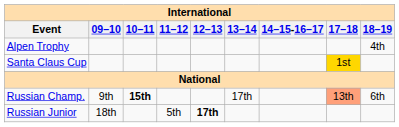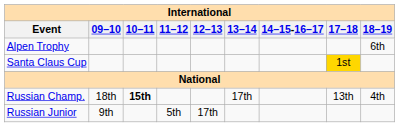(378, 46) 4th -> (378, 46) 6th
(106, 96) 9th -> (106, 96) 18th
(343, 96) lightsalmon background -> (343, 96) no background
(378, 96) 6th -> (378, 96) 4th
(106, 113) 18th -> (106, 113) 9th
(208, 113) bold -> (208, 113) normal
